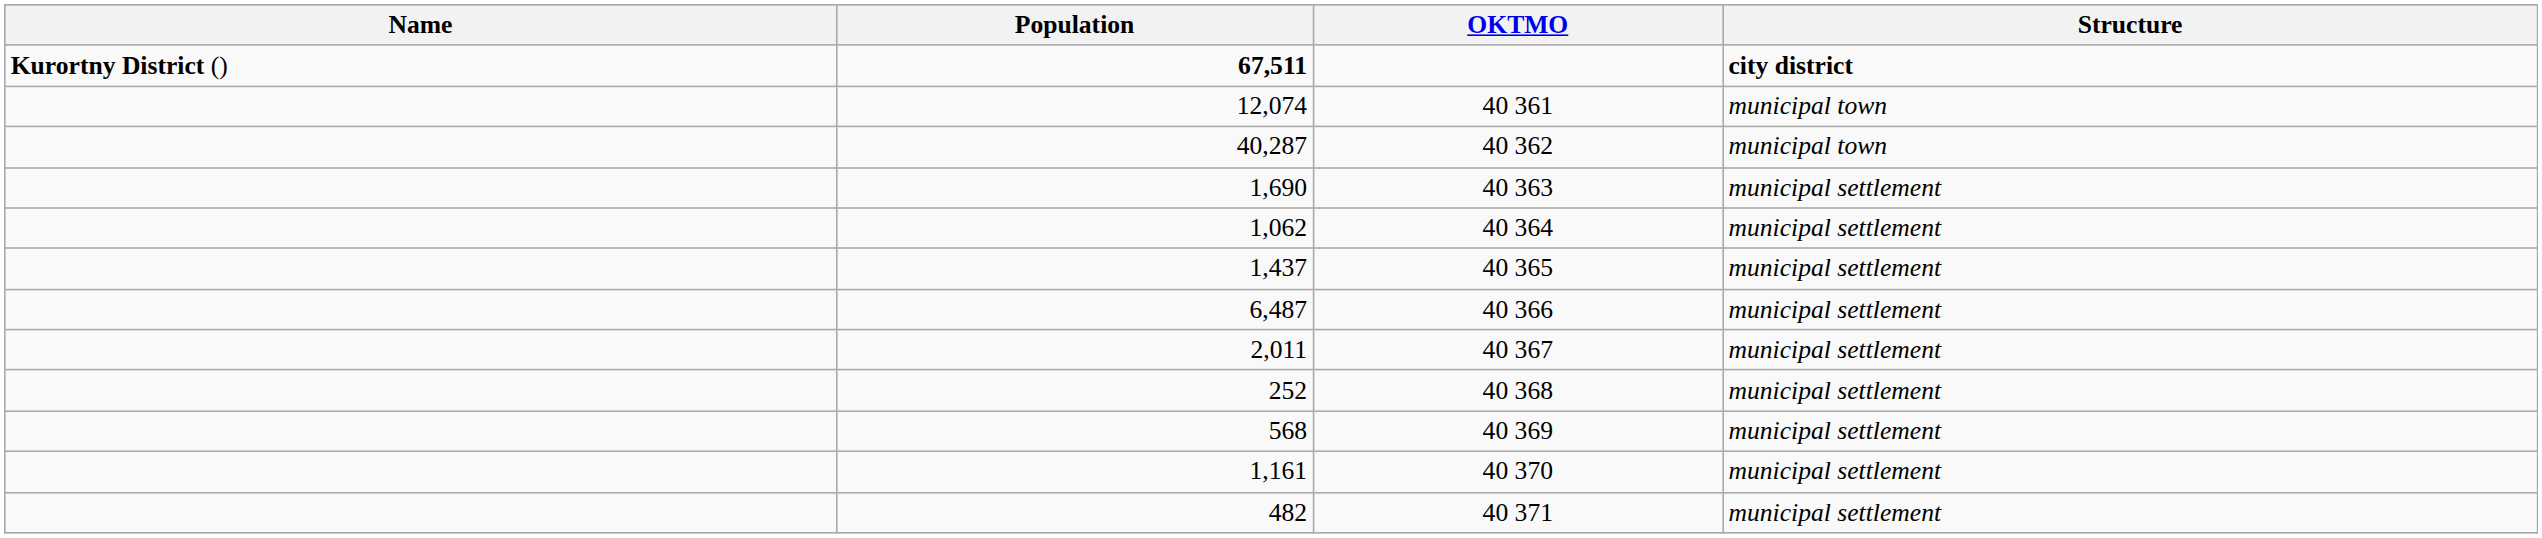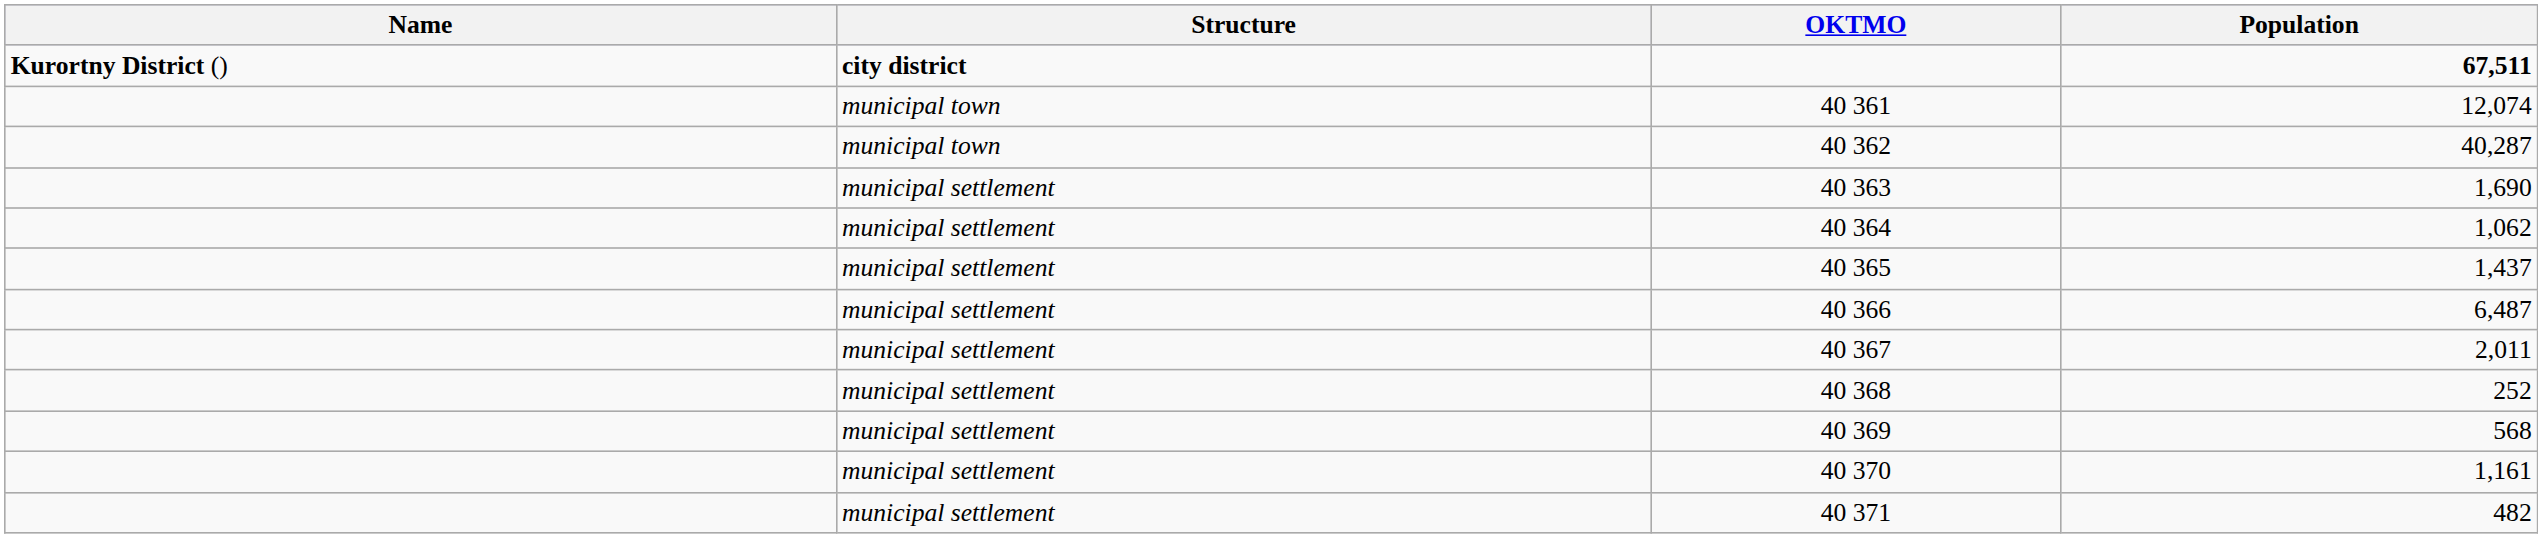columns swapped: (2130, 24) <-> (1075, 24)
